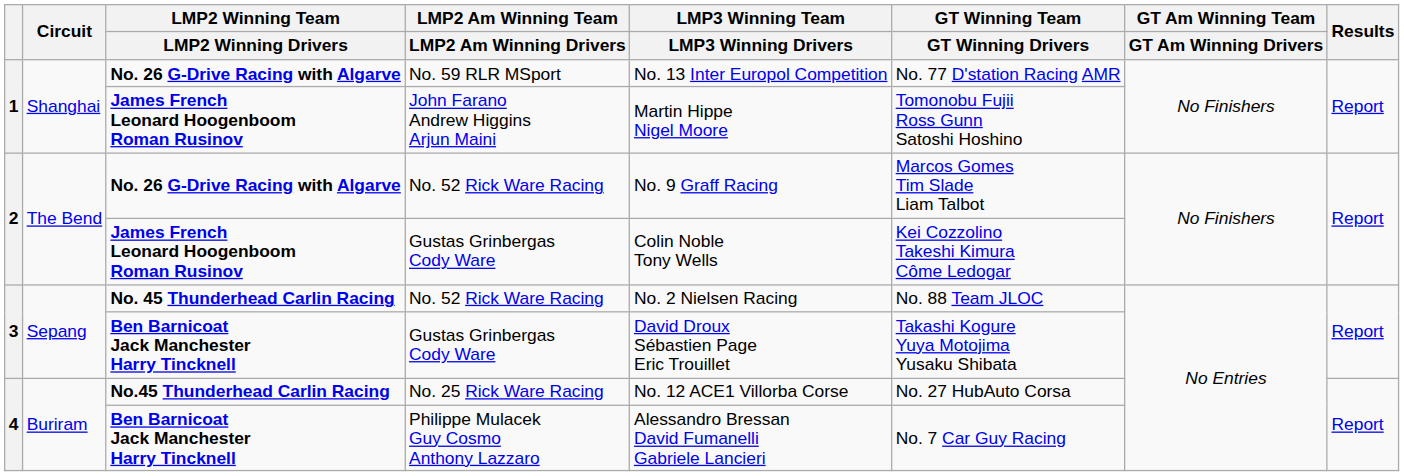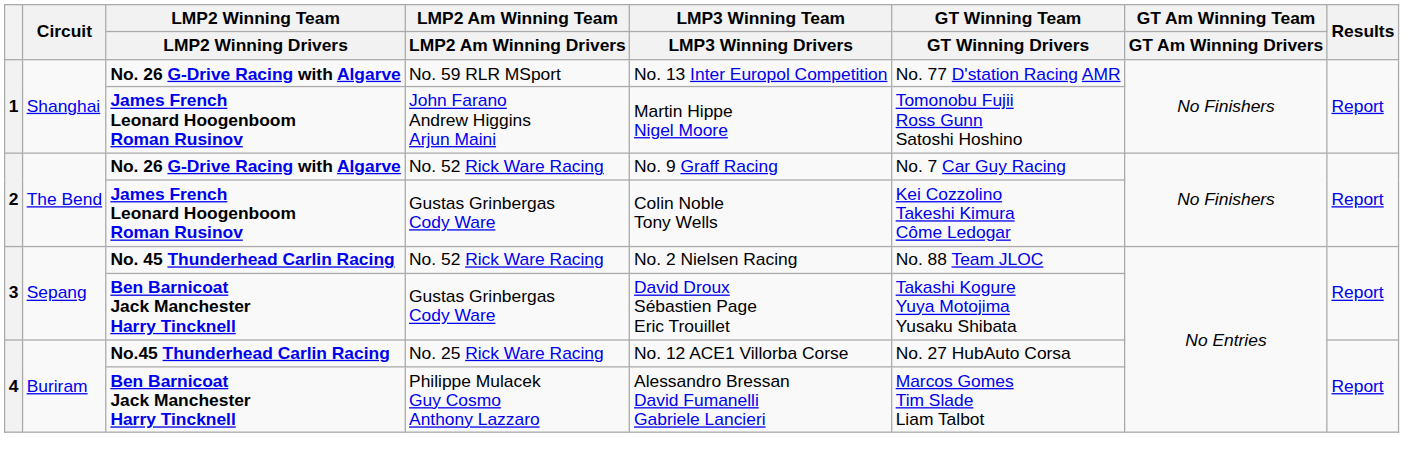(955, 185) Marcos Gomes Tim Slade Liam Talbot -> (981, 166) No. 7 Car Guy Racing
(981, 438) No. 7 Car Guy Racing -> (955, 399) Marcos Gomes Tim Slade Liam Talbot
